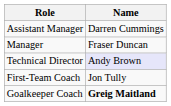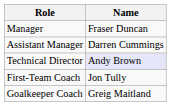rows swapped: (25, 45) <-> (45, 28)
(122, 93) bold -> (119, 93) normal
